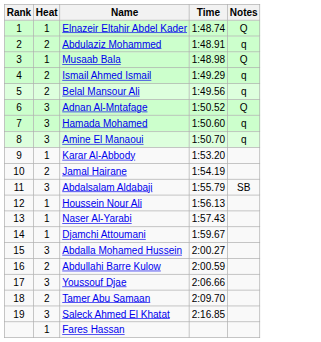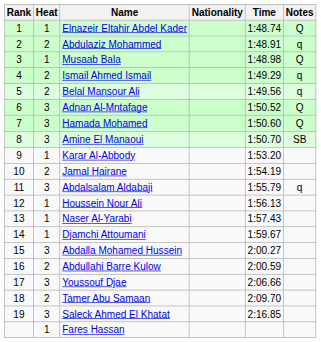+ column: (217, 12)
(244, 124) q -> (300, 124) Q
(244, 140) q -> (300, 140) SB
(244, 187) SB -> (300, 187) q
